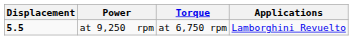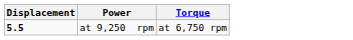- column: (289, 12)
